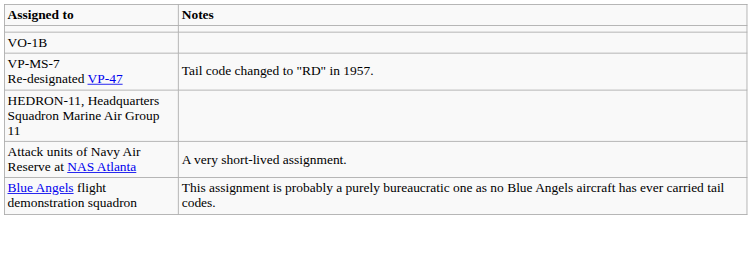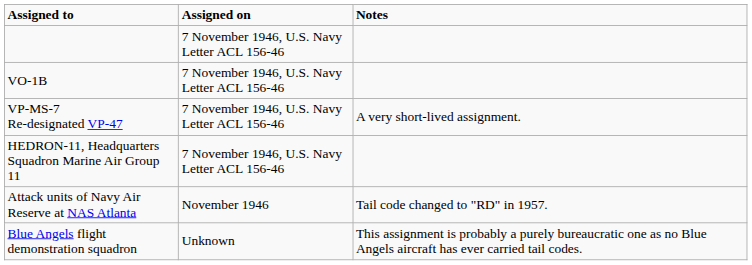+ column: (216, 15)
(278, 71) Tail code changed to "RD" in 1957. -> (438, 116) A very short-lived assignment.
(264, 159) A very short-lived assignment. -> (452, 204) Tail code changed to "RD" in 1957.
